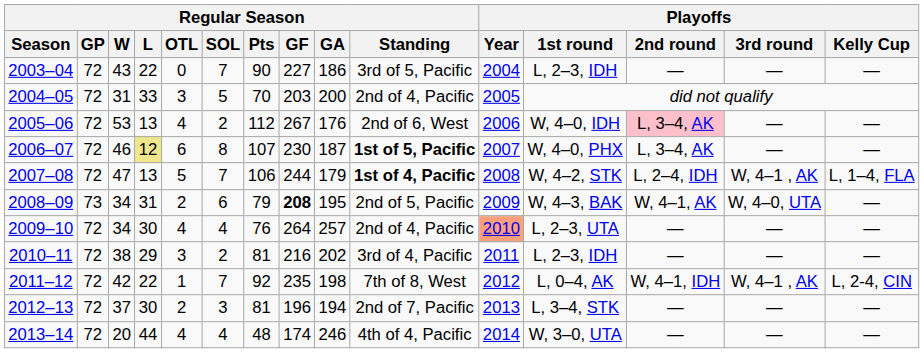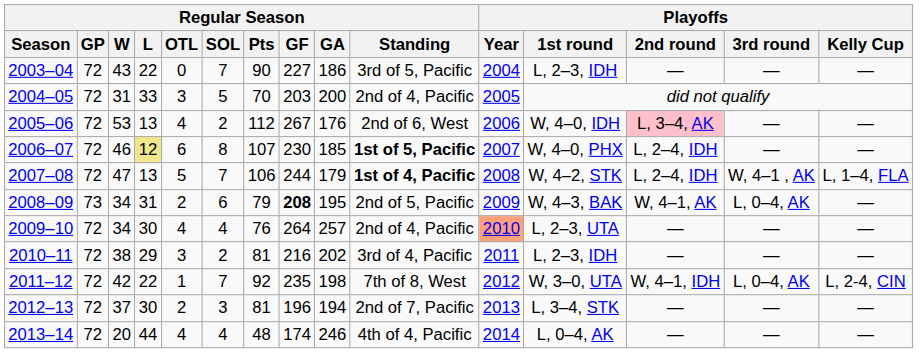(332, 149) 187 -> (332, 149) 185
(675, 149) L, 3–4, AK -> (675, 149) L, 2–4, IDH
(774, 202) W, 4–0, UTA -> (771, 202) L, 0–4, AK
(575, 281) L, 0–4, AK -> (575, 281) W, 3–0, UTA
(774, 281) W, 4–1 , AK -> (771, 281) L, 0–4, AK
(575, 334) W, 3–0, UTA -> (575, 334) L, 0–4, AK
